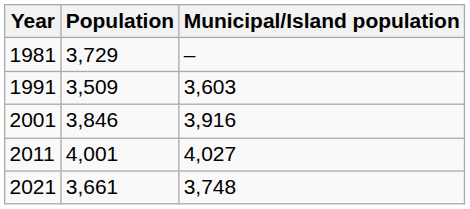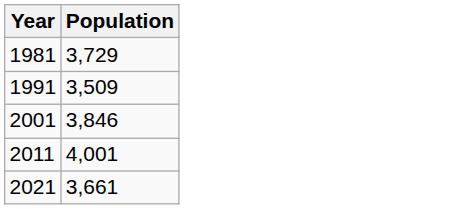- column: (322, 21)
